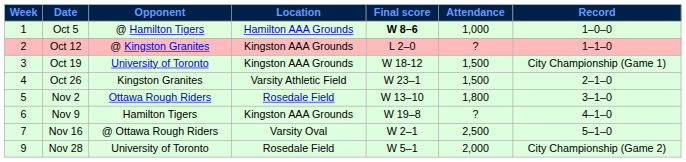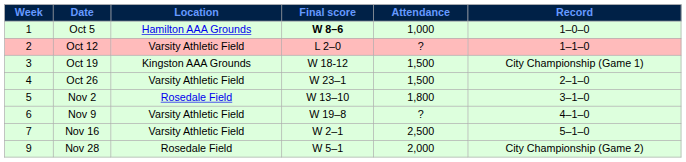- column: (160, 13)
(299, 47) Kingston AAA Grounds -> (196, 47) Varsity Athletic Field
(299, 115) Kingston AAA Grounds -> (196, 115) Varsity Athletic Field
(299, 132) Varsity Oval -> (196, 132) Varsity Athletic Field
